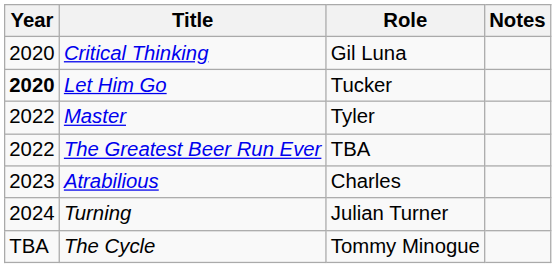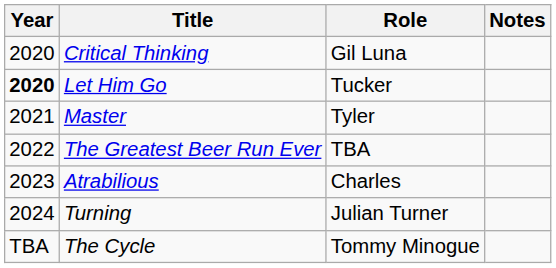(32, 117) 2022 -> (32, 117) 2021
